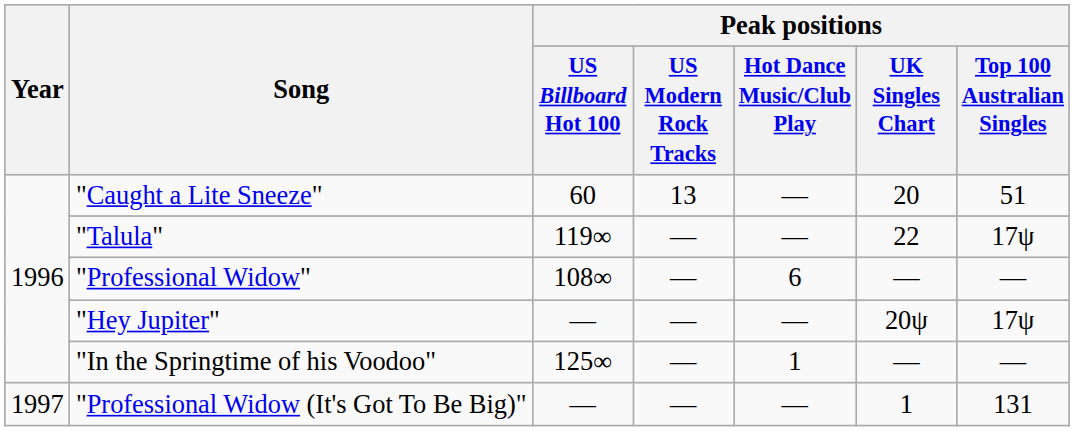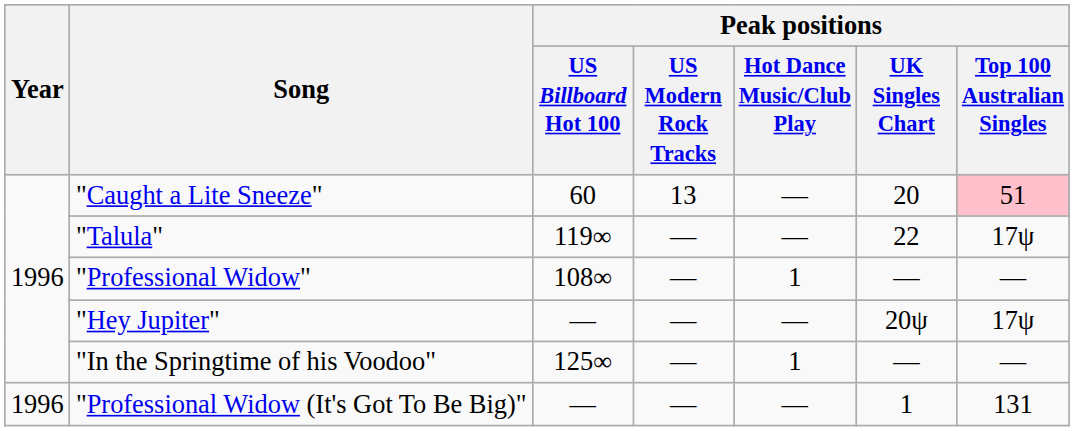(1013, 194) no background -> (1013, 194) pink background
(795, 278) 6 -> (795, 278) 1
(37, 403) 1997 -> (37, 403) 1996
